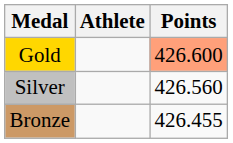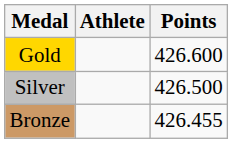(189, 54) lightsalmon background -> (189, 54) no background
(189, 87) 426.560 -> (189, 87) 426.500
